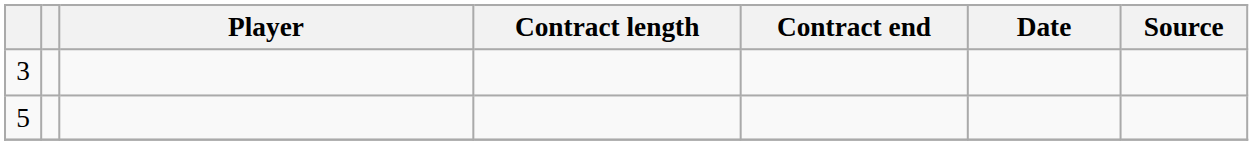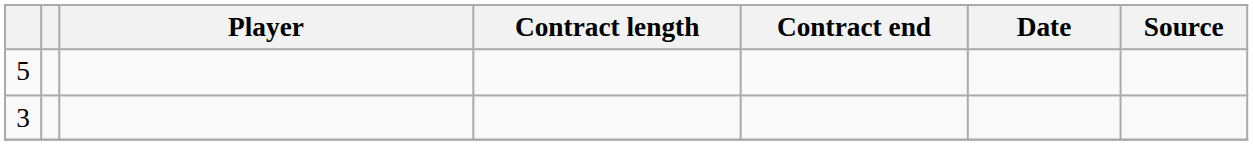rows swapped: (23, 71) <-> (23, 116)
